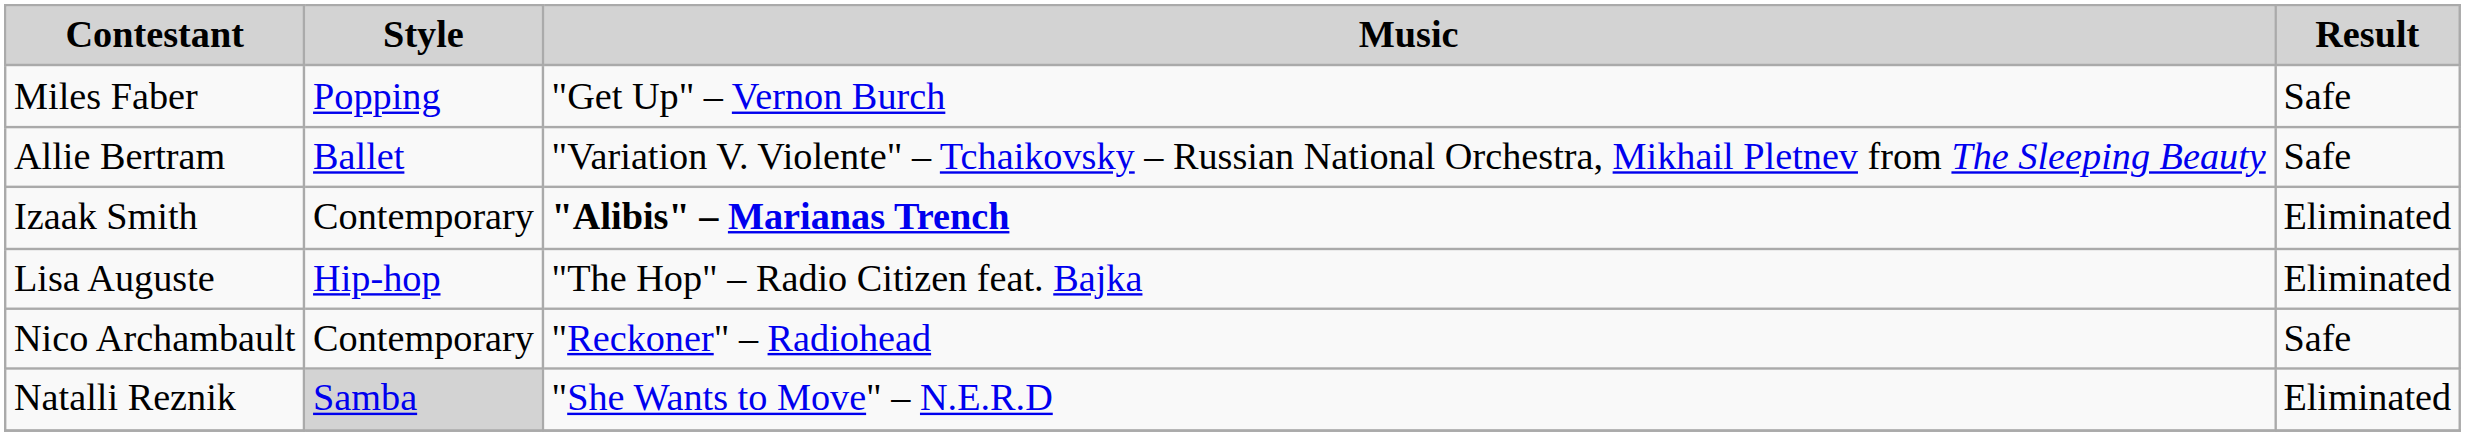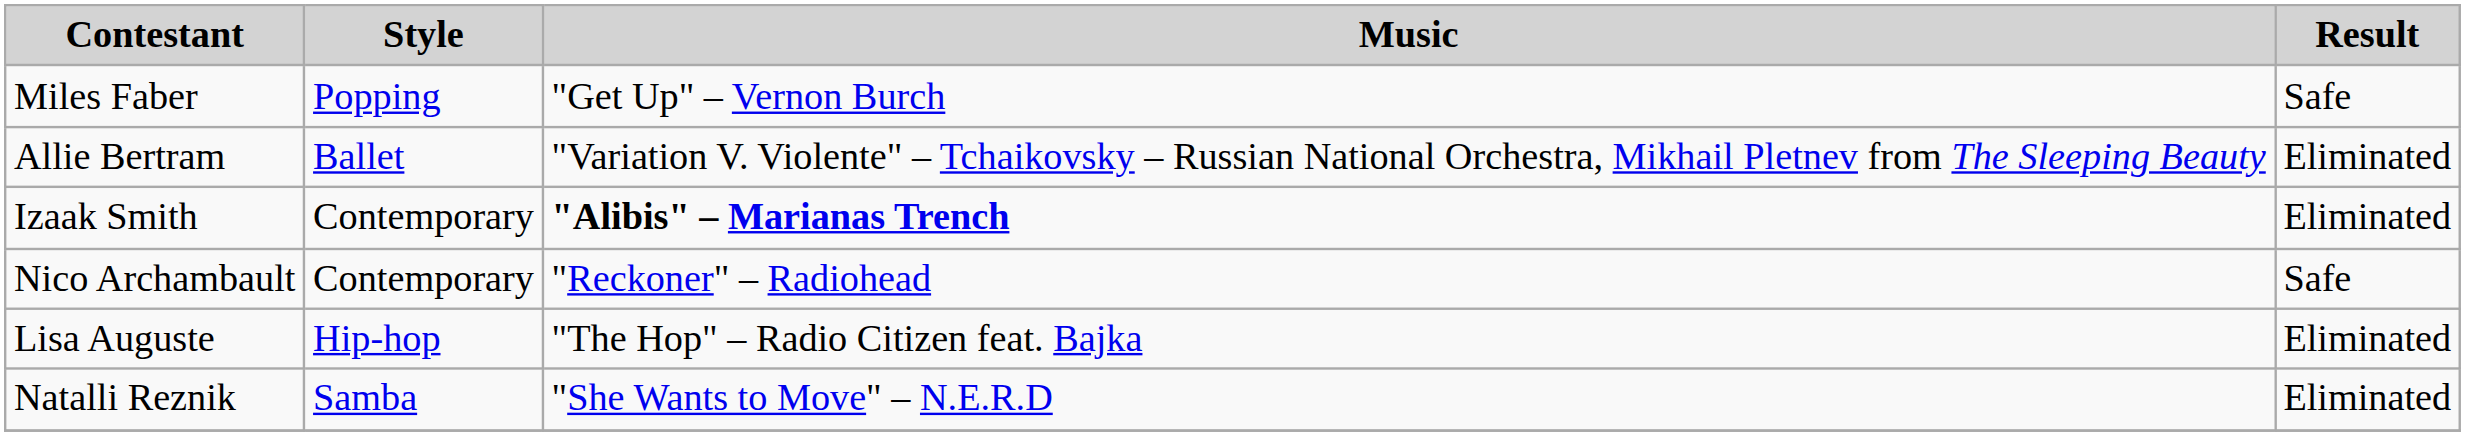(2317, 156) Safe -> (2367, 156) Eliminated
rows swapped: (114, 277) <-> (155, 338)
(365, 398) lightgrey background -> (365, 398) no background
